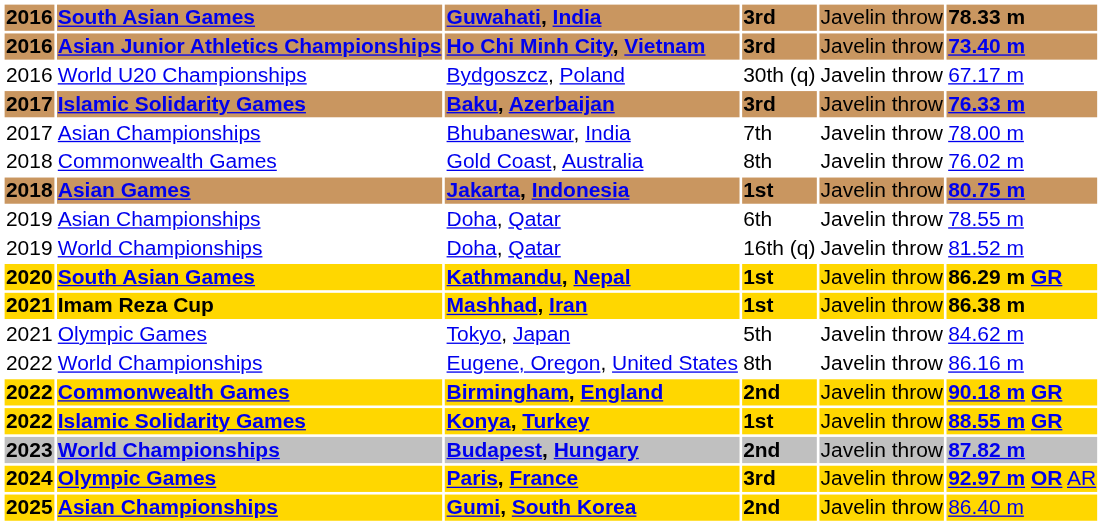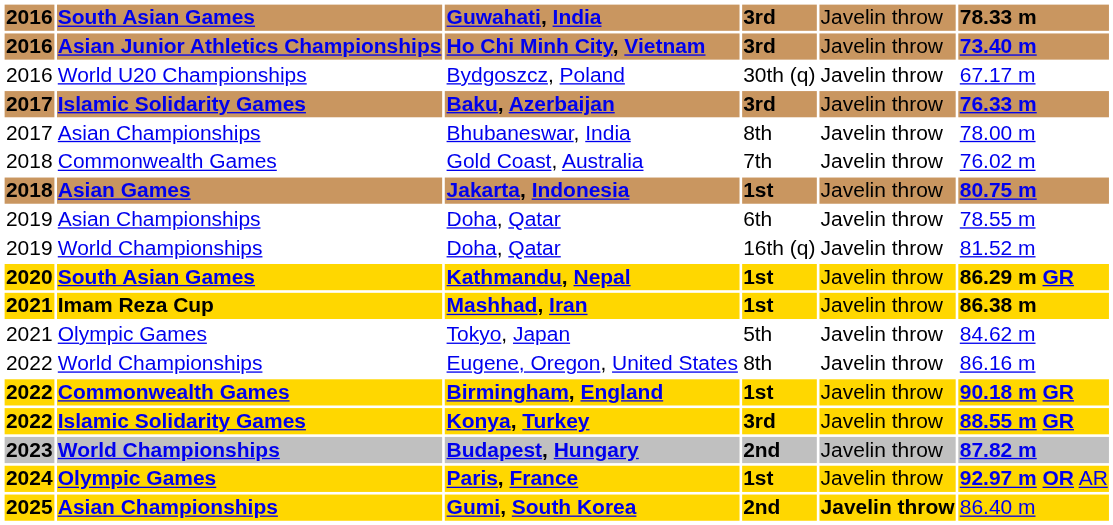(758, 132) 7th -> (758, 132) 8th
(758, 161) 8th -> (758, 161) 7th
(762, 392) 2nd -> (758, 392) 1st
(758, 421) 1st -> (759, 421) 3rd
(759, 478) 3rd -> (758, 478) 1st
(882, 507) normal -> (888, 507) bold
